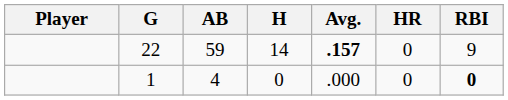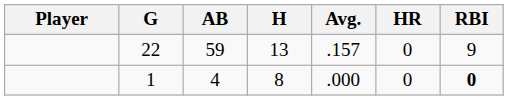(279, 49) 14 -> (279, 49) 13
(343, 49) bold -> (343, 49) normal
(279, 79) 0 -> (279, 79) 8
